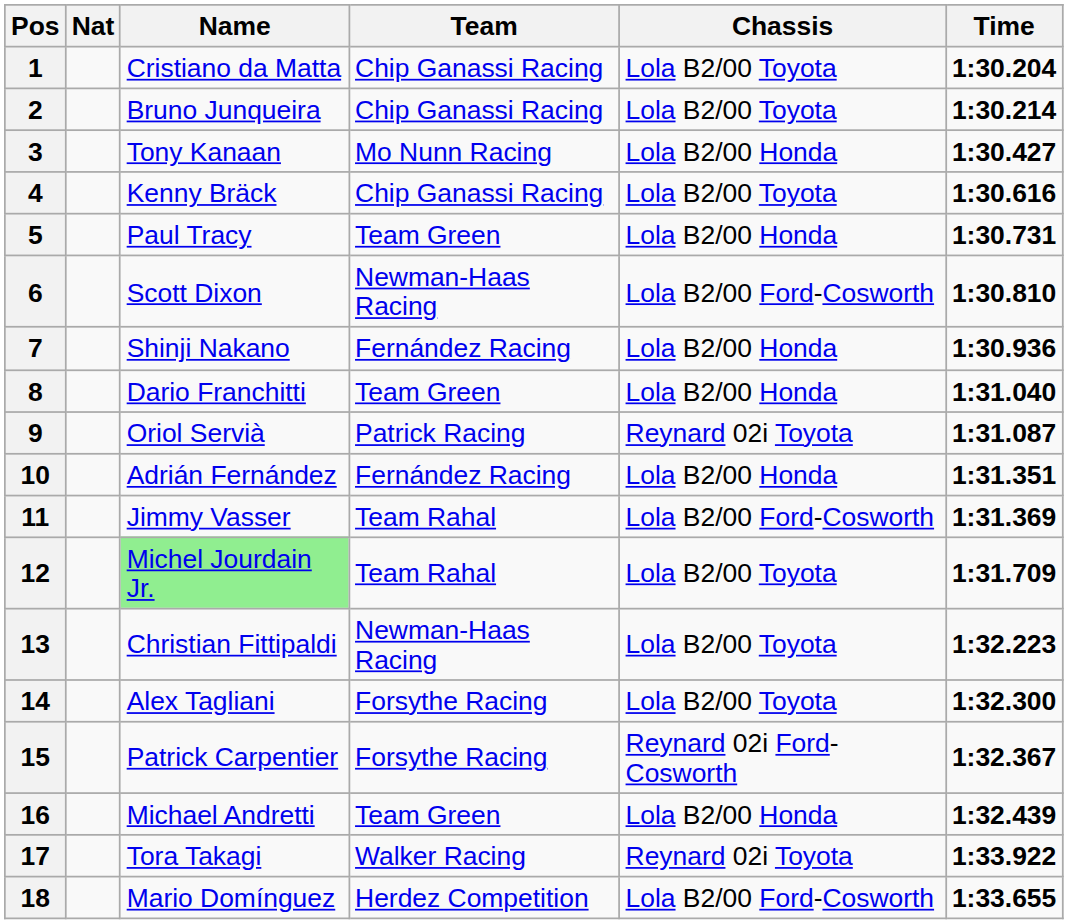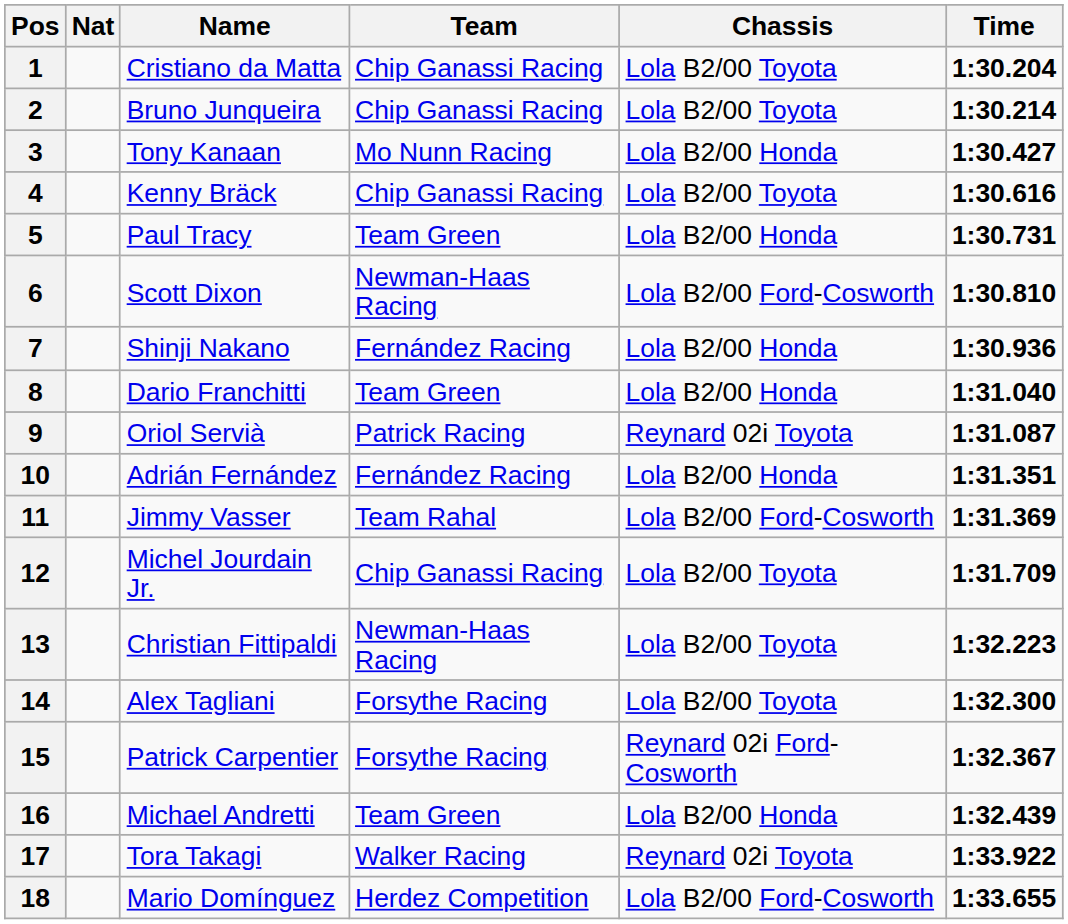(219, 573) lightgreen background -> (219, 573) no background
(426, 573) Team Rahal -> (479, 573) Chip Ganassi Racing
